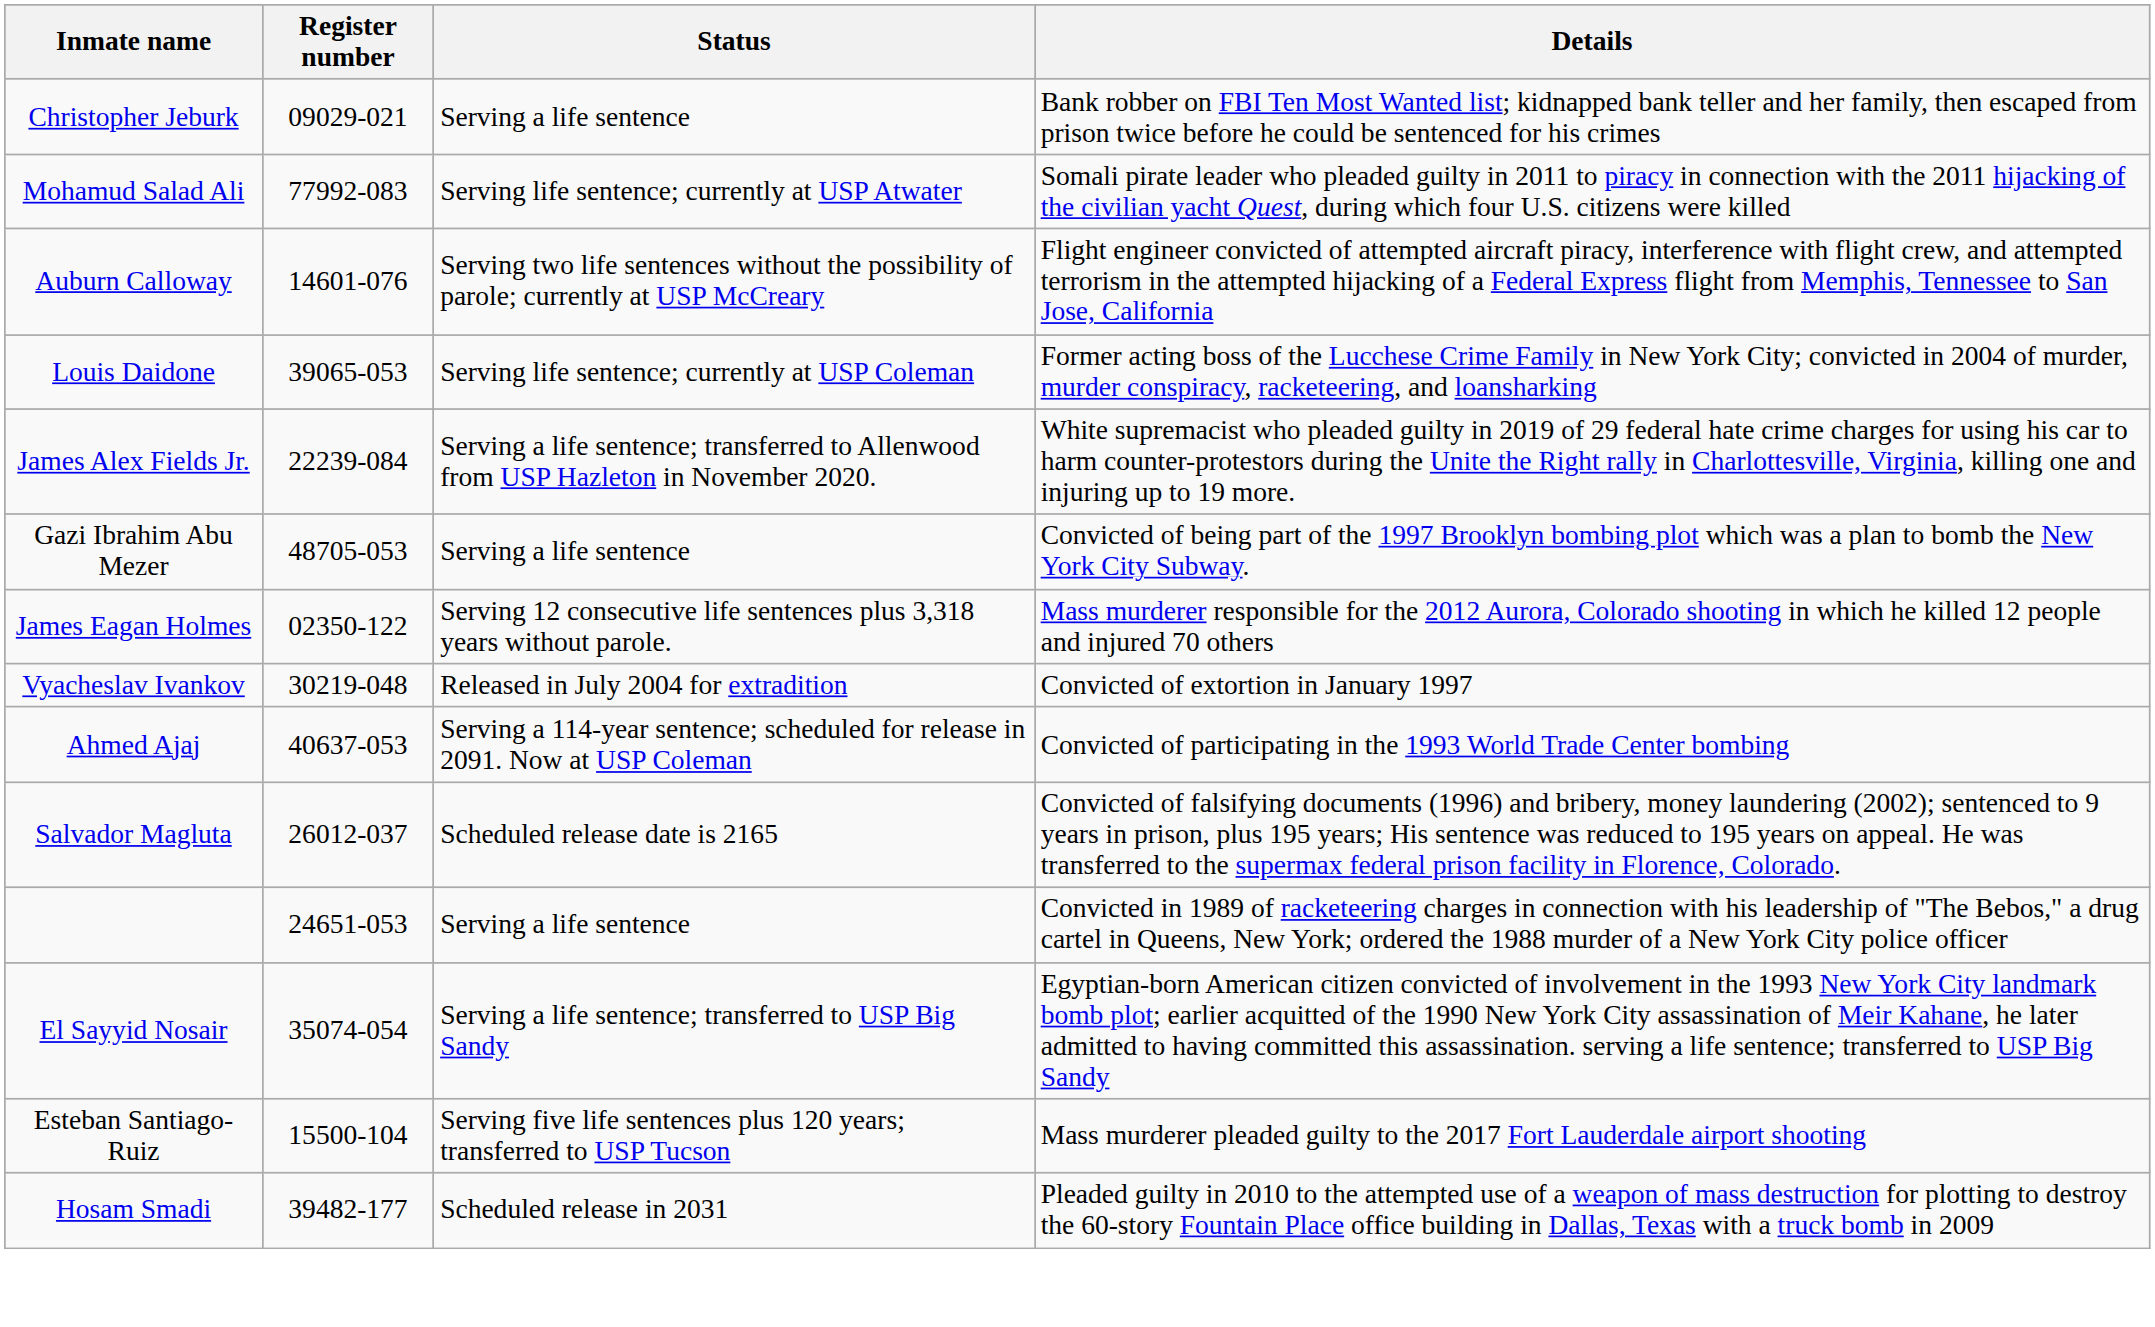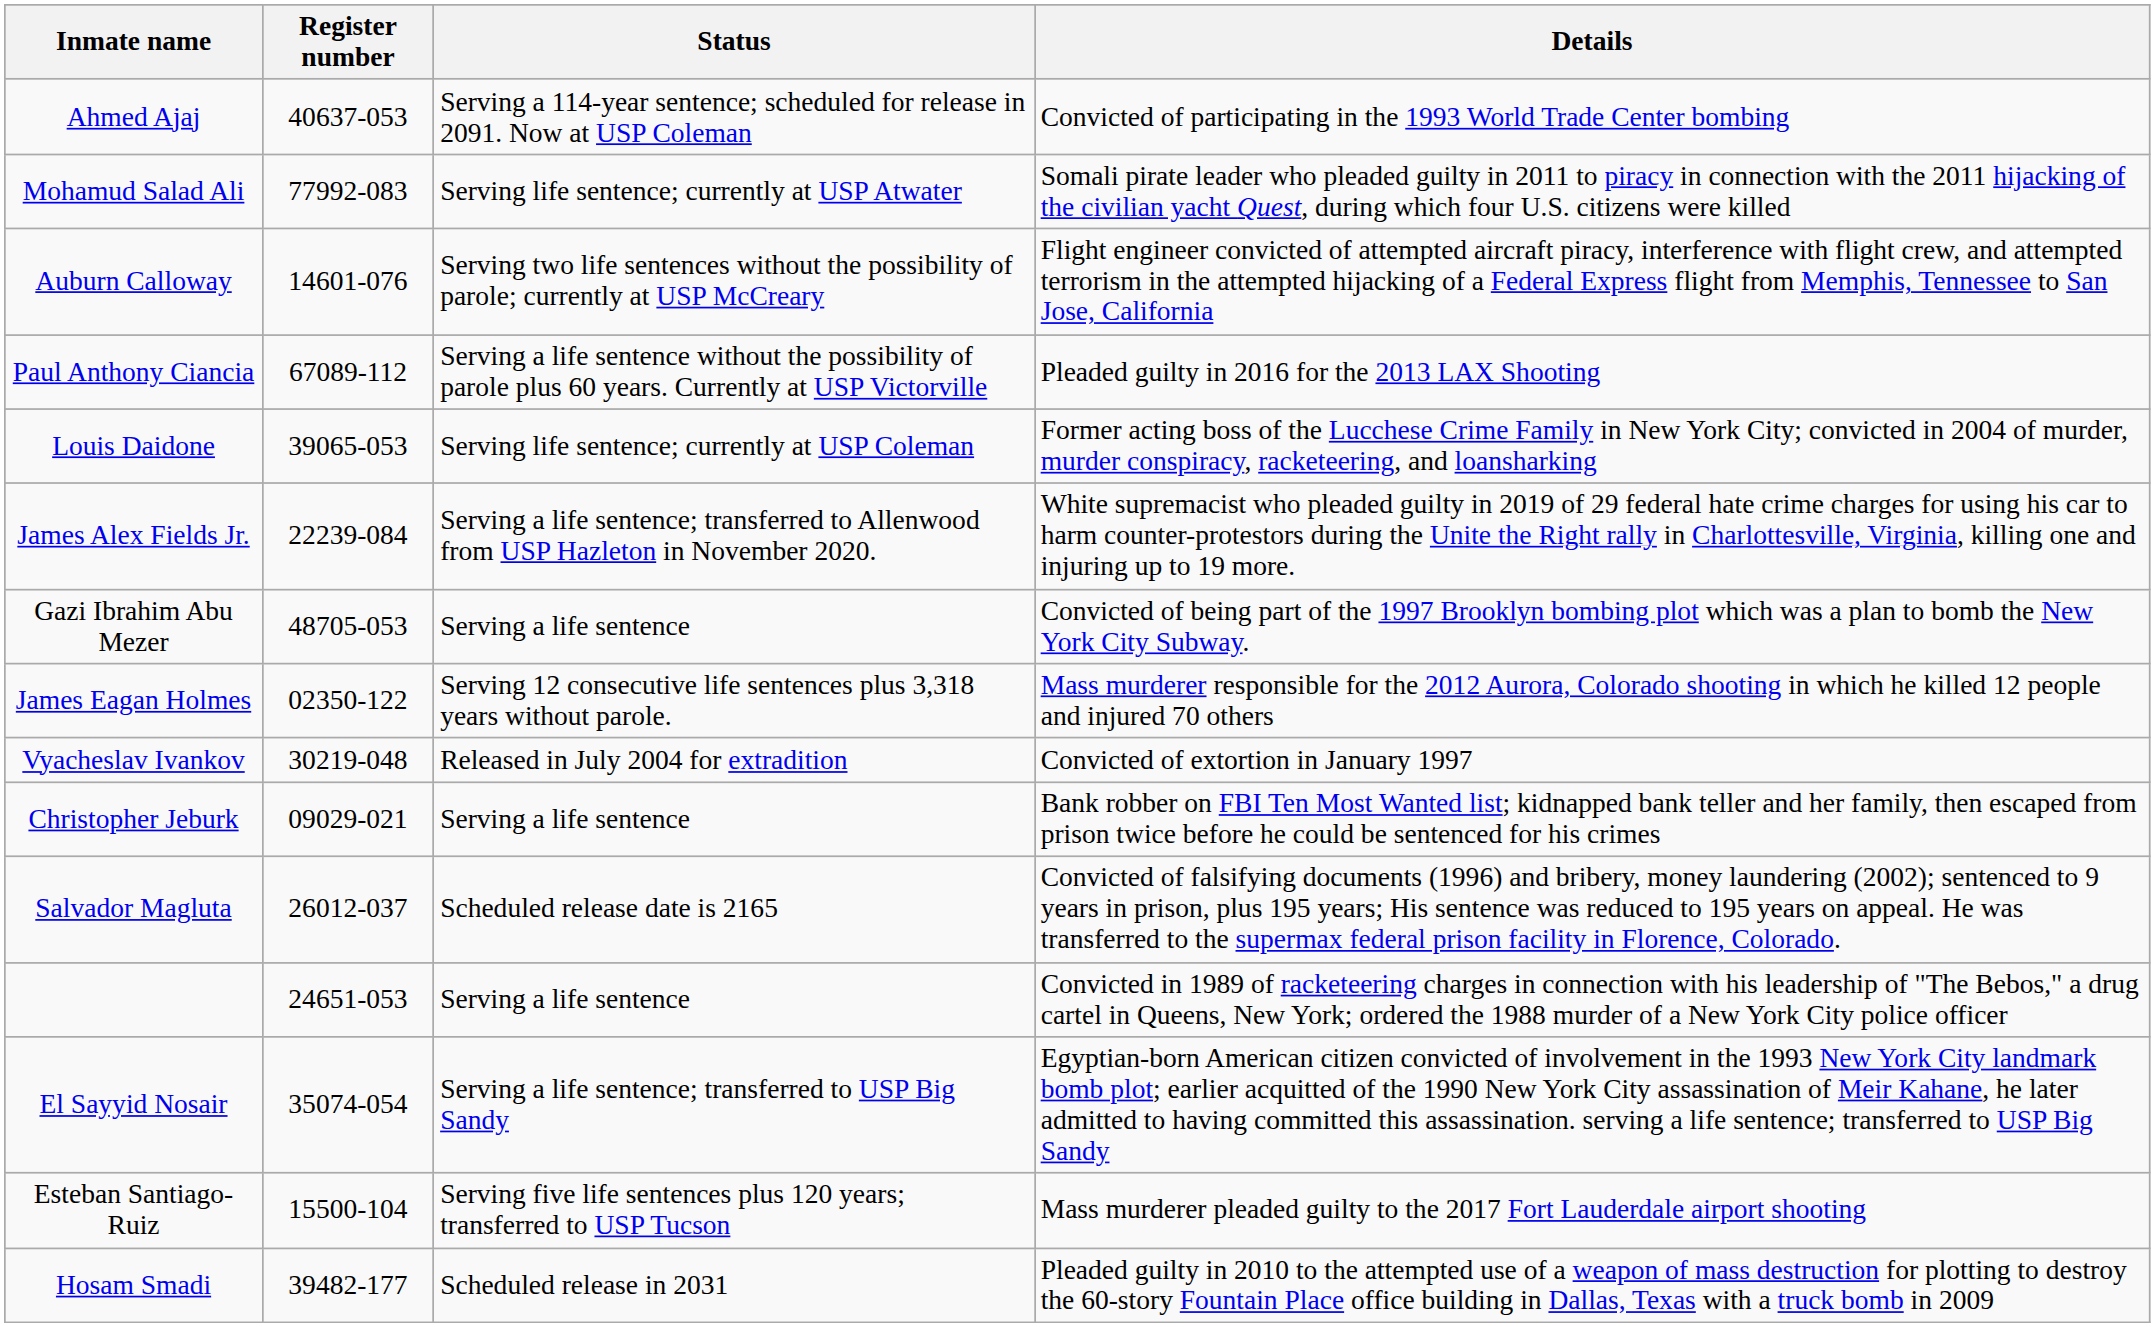rows swapped: (134, 744) <-> (134, 116)
+ row: (134, 371)
